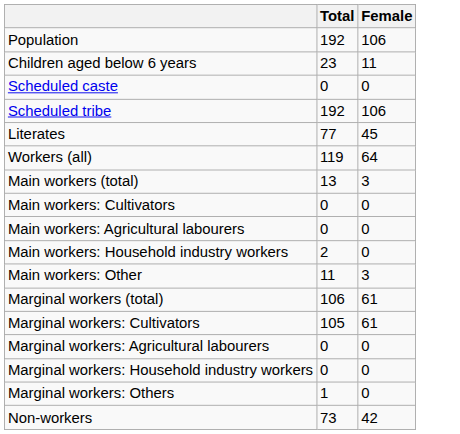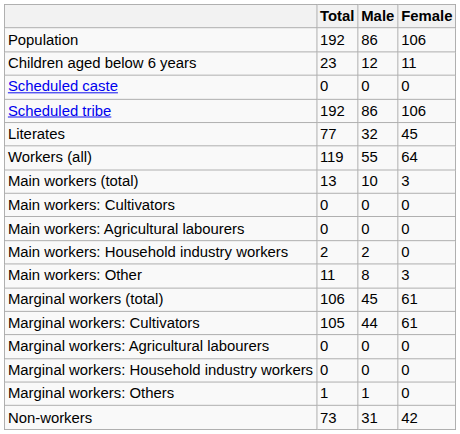+ column: (378, 16)
